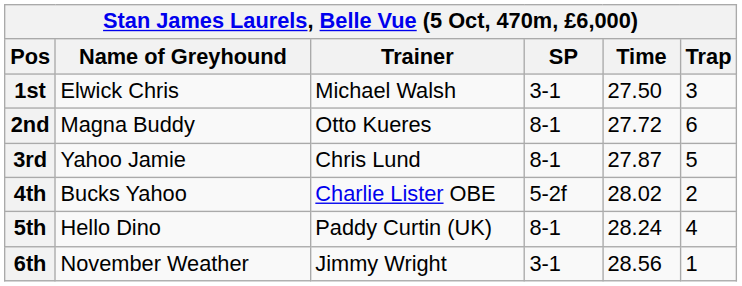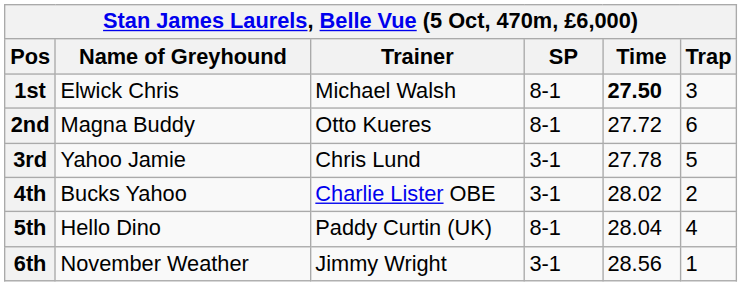(545, 90) 3-1 -> (545, 90) 8-1
(635, 90) normal -> (635, 90) bold
(545, 159) 8-1 -> (545, 159) 3-1
(635, 159) 27.87 -> (635, 159) 27.78
(548, 194) 5-2f -> (545, 194) 3-1
(635, 228) 28.24 -> (635, 228) 28.04
